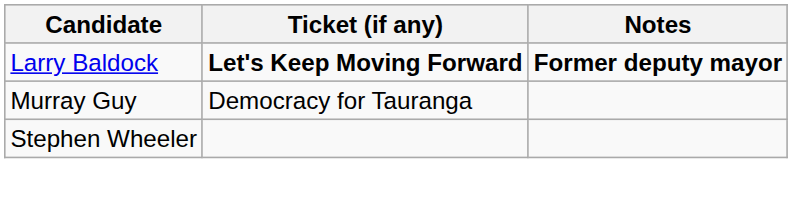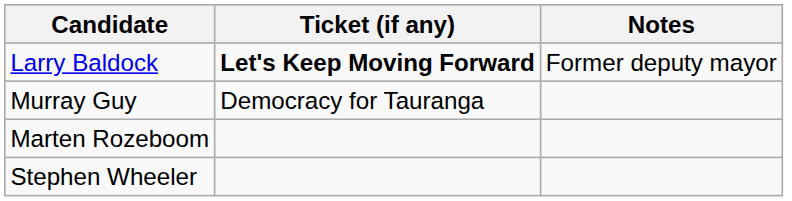(658, 62) bold -> (661, 62) normal
+ row: (110, 139)
